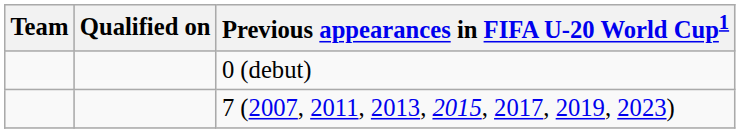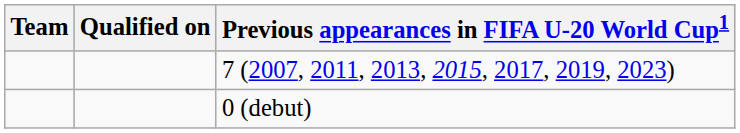rows swapped: (267, 69) <-> (448, 108)
